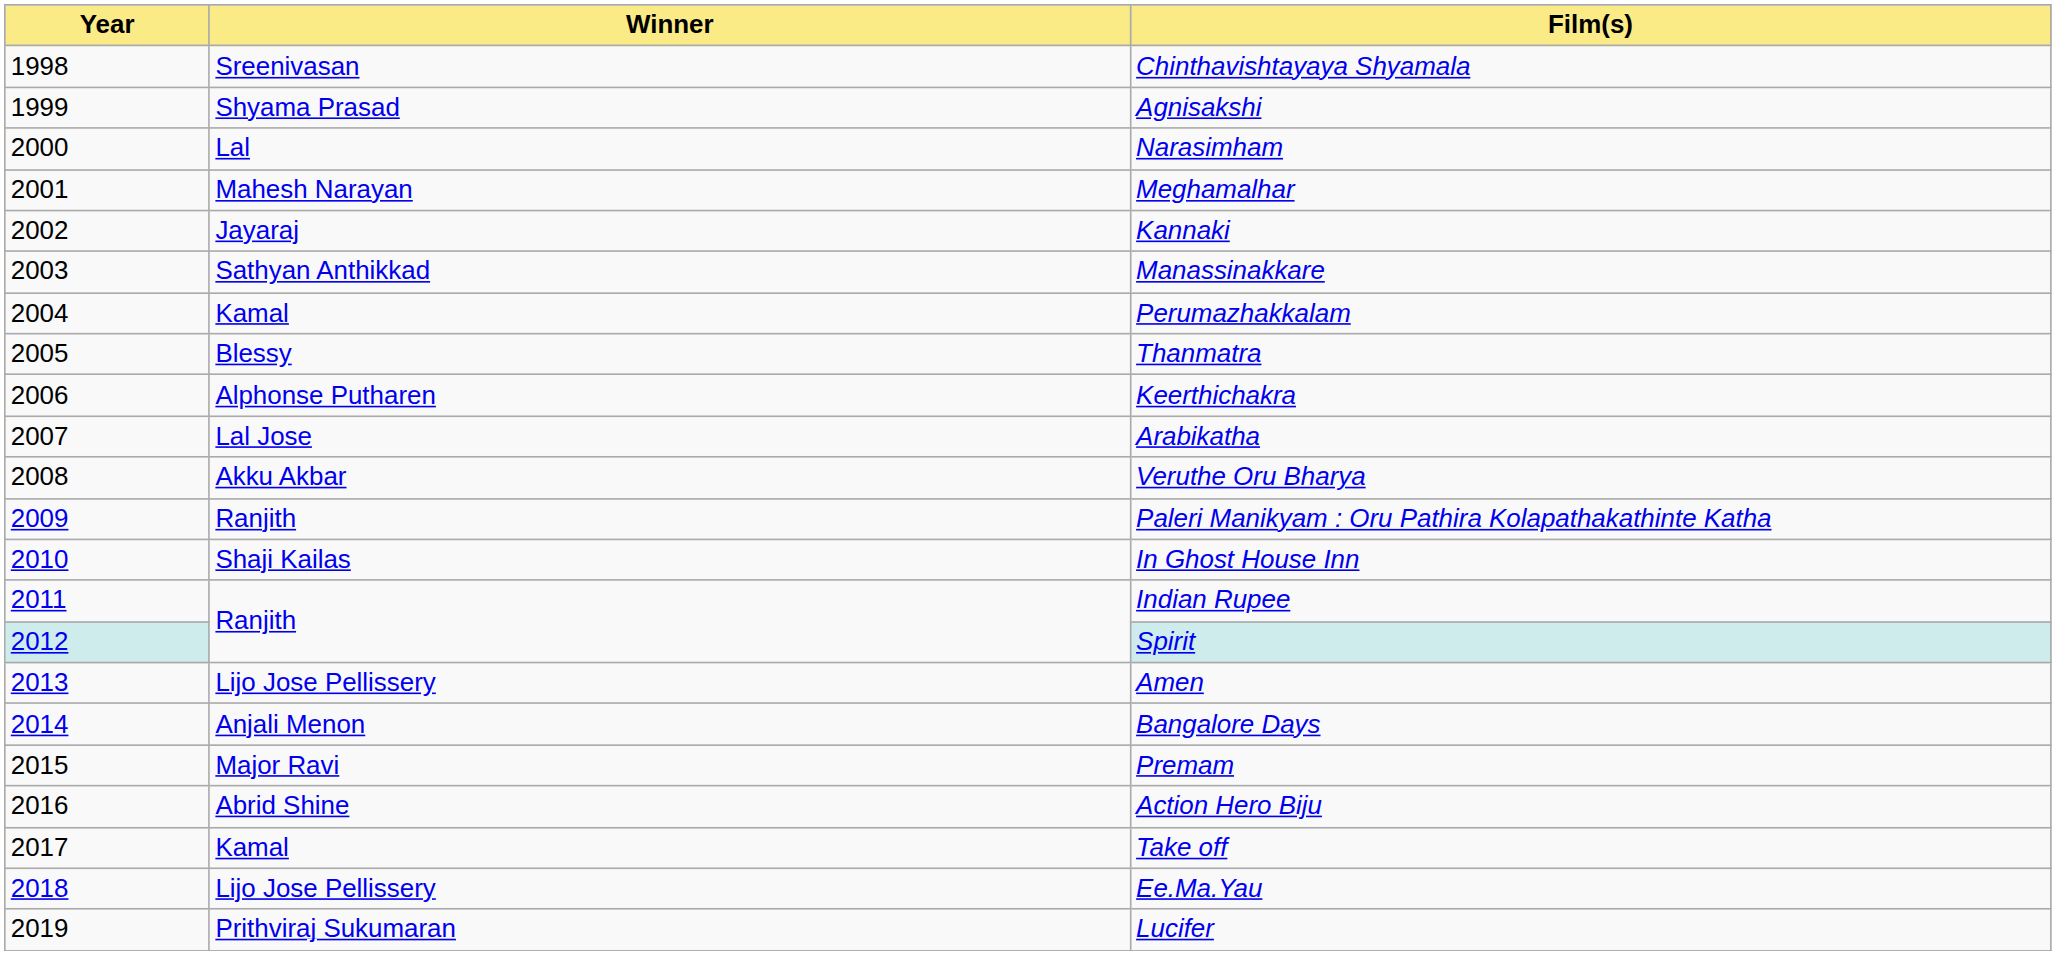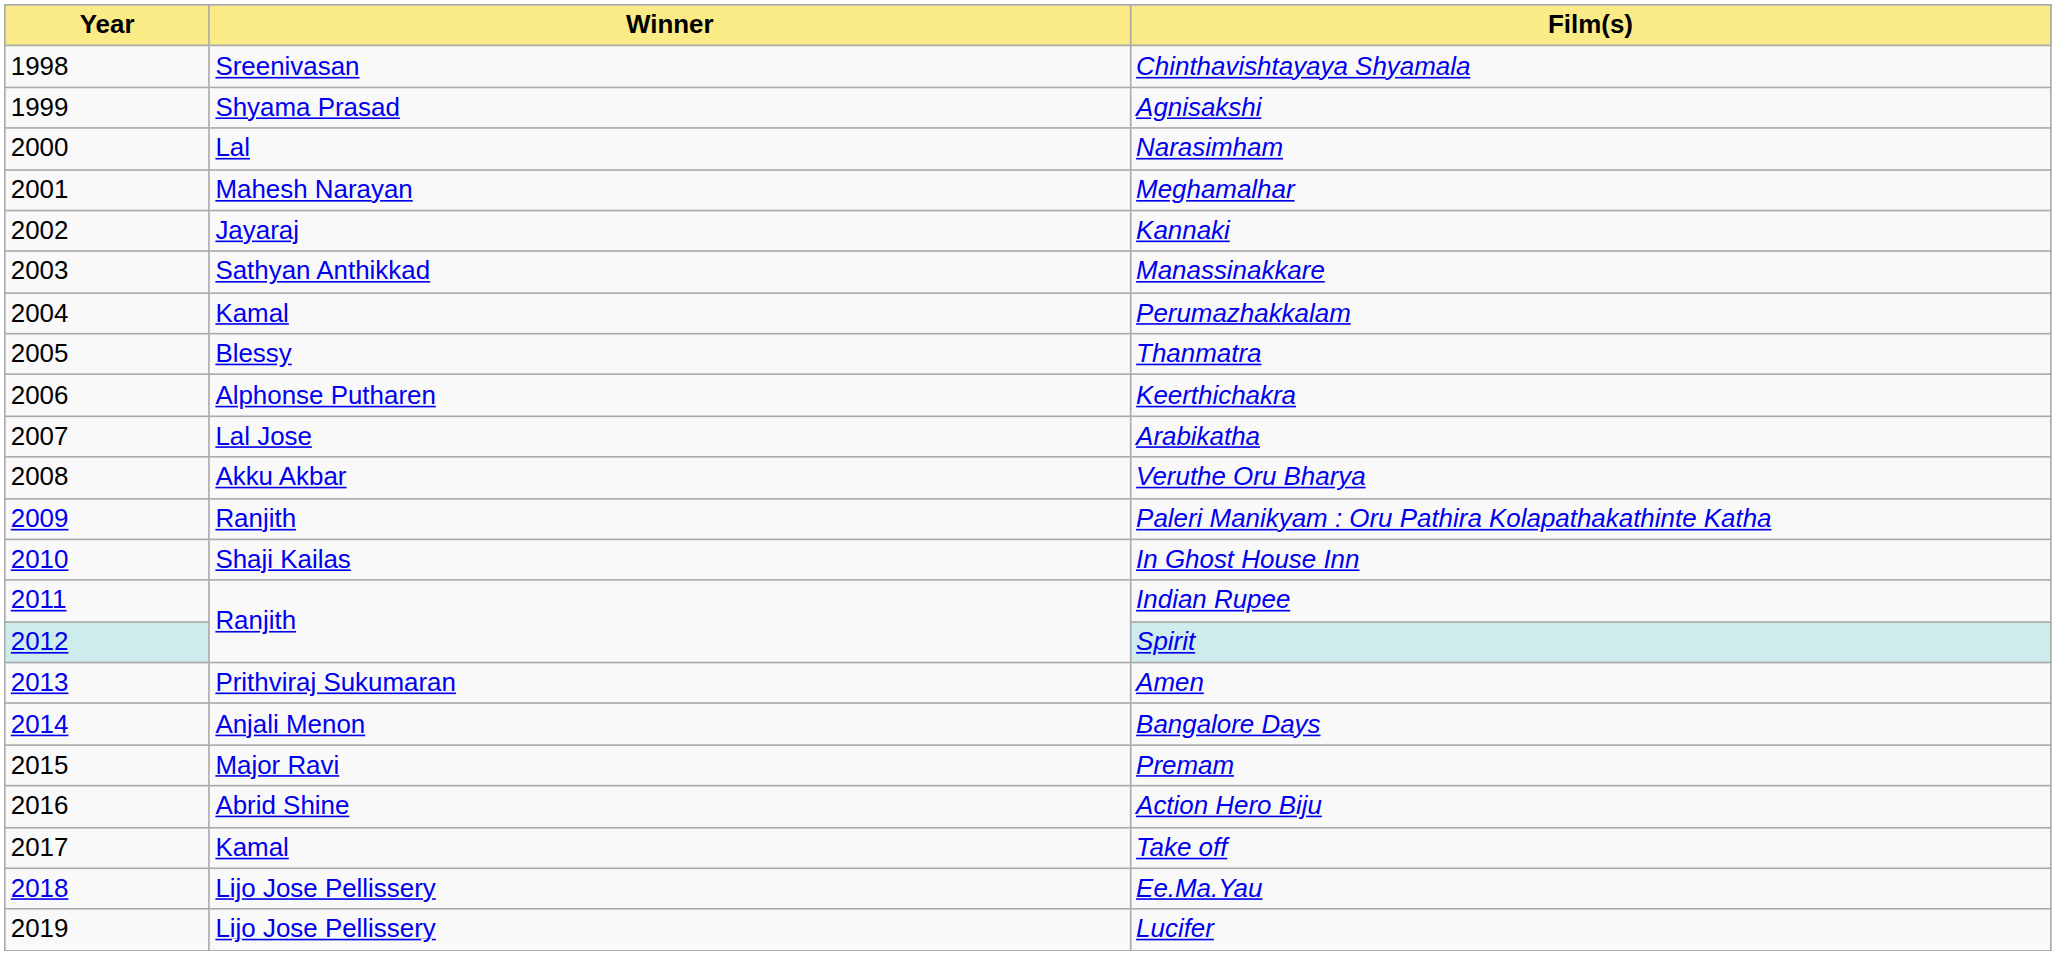(326, 682) Lijo Jose Pellissery -> (336, 682) Prithviraj Sukumaran
(336, 929) Prithviraj Sukumaran -> (326, 929) Lijo Jose Pellissery
